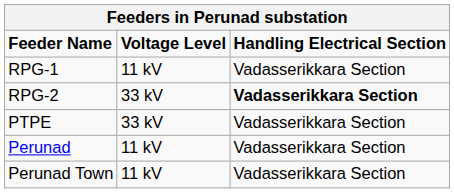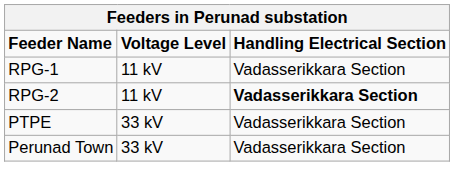(142, 95) 33 kV -> (141, 95) 11 kV
- row: (39, 148)
(141, 174) 11 kV -> (142, 148) 33 kV
